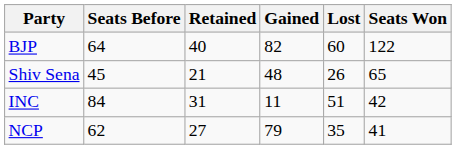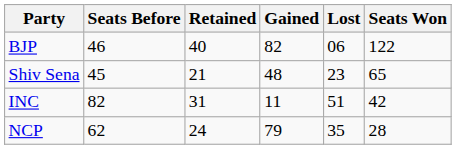(96, 46) 64 -> (96, 46) 46
(336, 46) 60 -> (336, 46) 06
(336, 74) 26 -> (336, 74) 23
(96, 102) 84 -> (96, 102) 82
(198, 130) 27 -> (198, 130) 24
(377, 130) 41 -> (377, 130) 28
